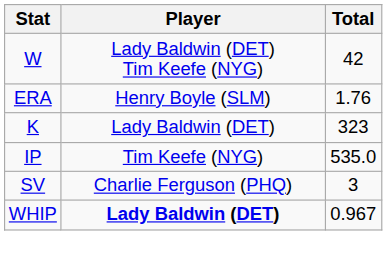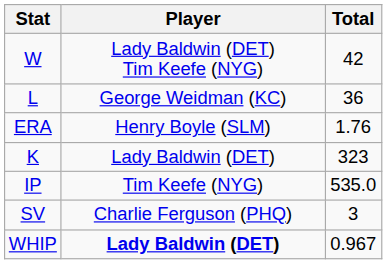+ row: (33, 98)
